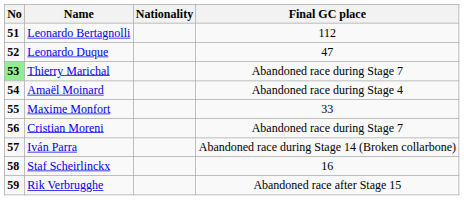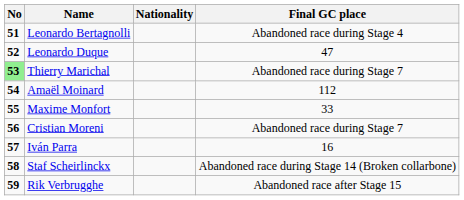(327, 33) 112 -> (327, 33) Abandoned race during Stage 4
(327, 90) Abandoned race during Stage 4 -> (327, 90) 112
(327, 147) Abandoned race during Stage 14 (Broken collarbone) -> (327, 147) 16
(327, 166) 16 -> (327, 166) Abandoned race during Stage 14 (Broken collarbone)
